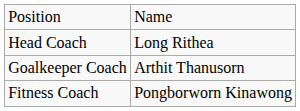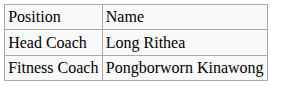- row: (67, 67)
